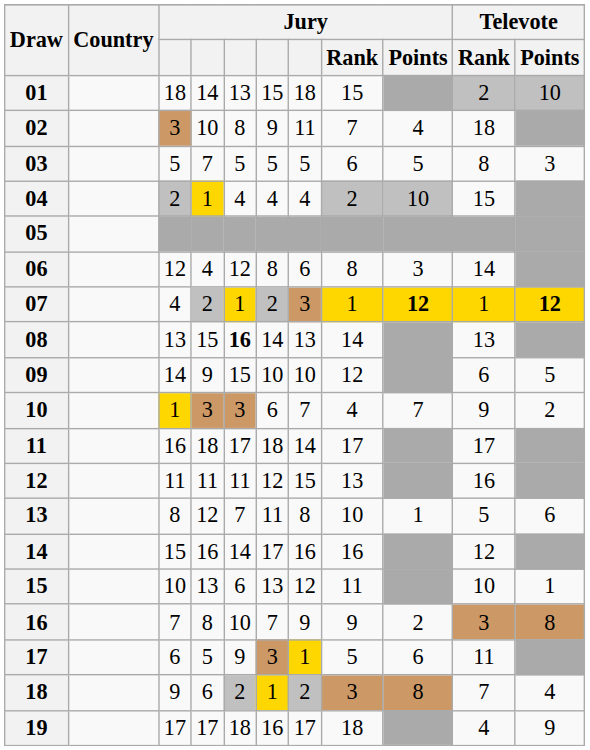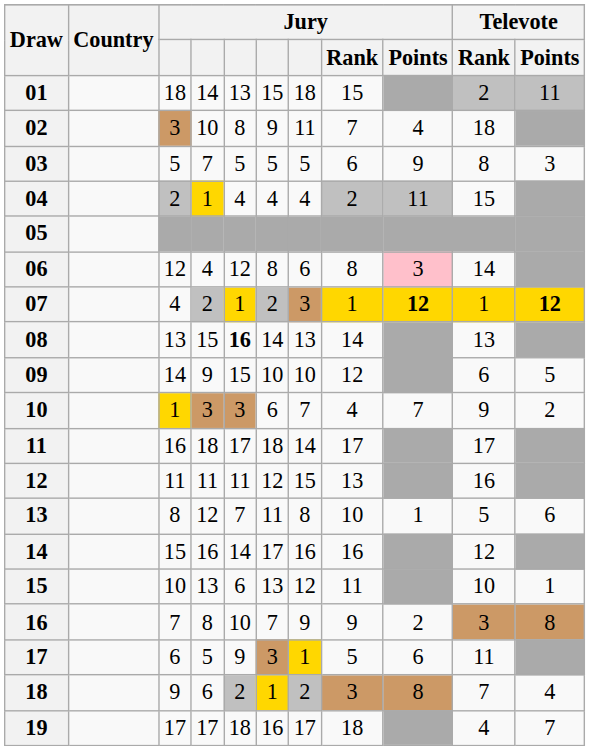(550, 92) 10 -> (550, 92) 11
(418, 163) 5 -> (418, 163) 9
(418, 198) 10 -> (418, 198) 11
(418, 269) no background -> (418, 269) pink background
(550, 727) 9 -> (550, 727) 7
